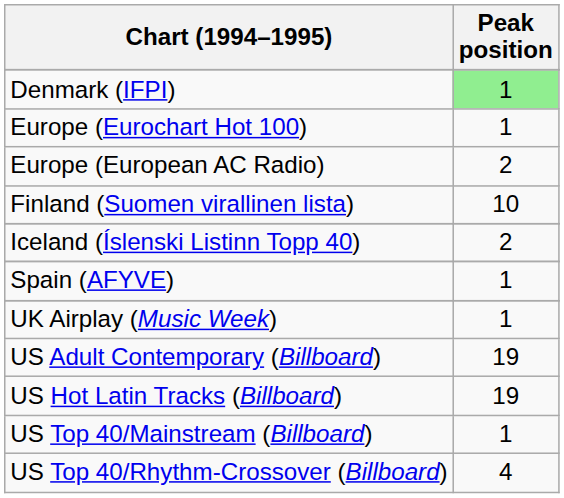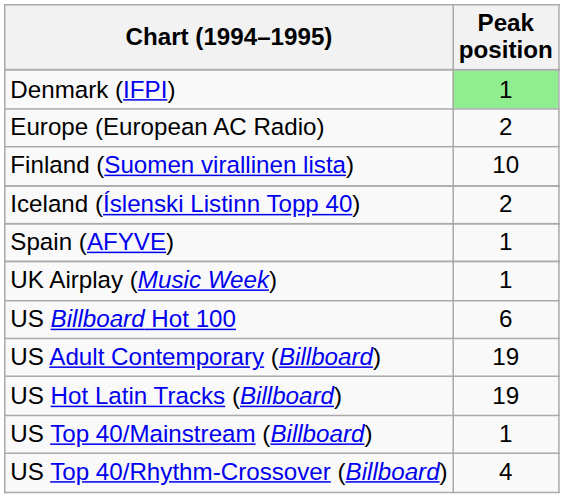- row: (159, 127)
+ row: (123, 319)
